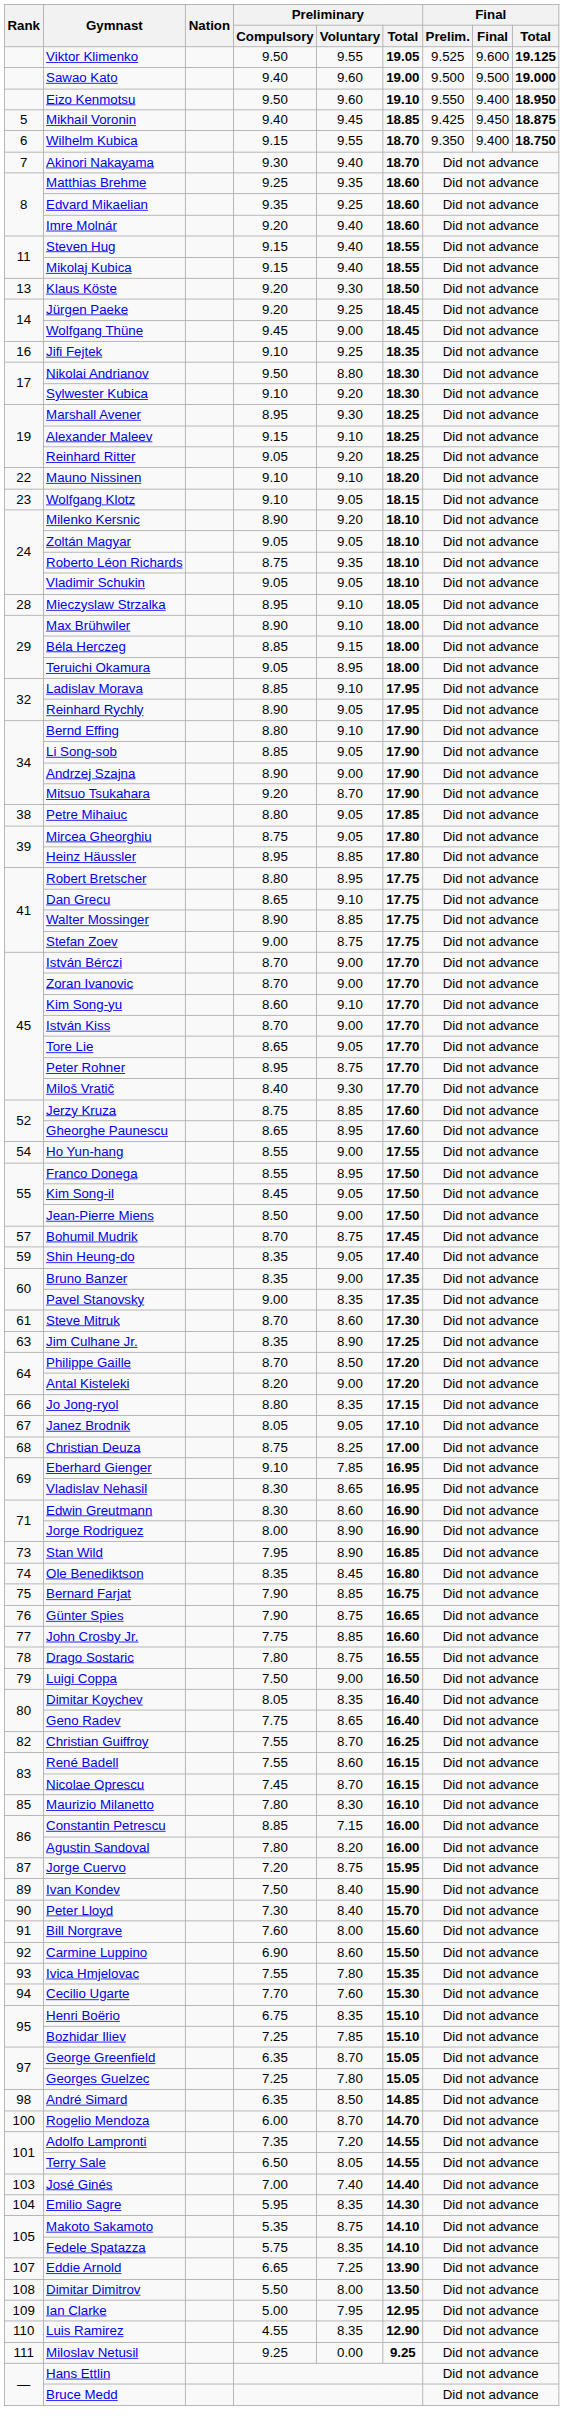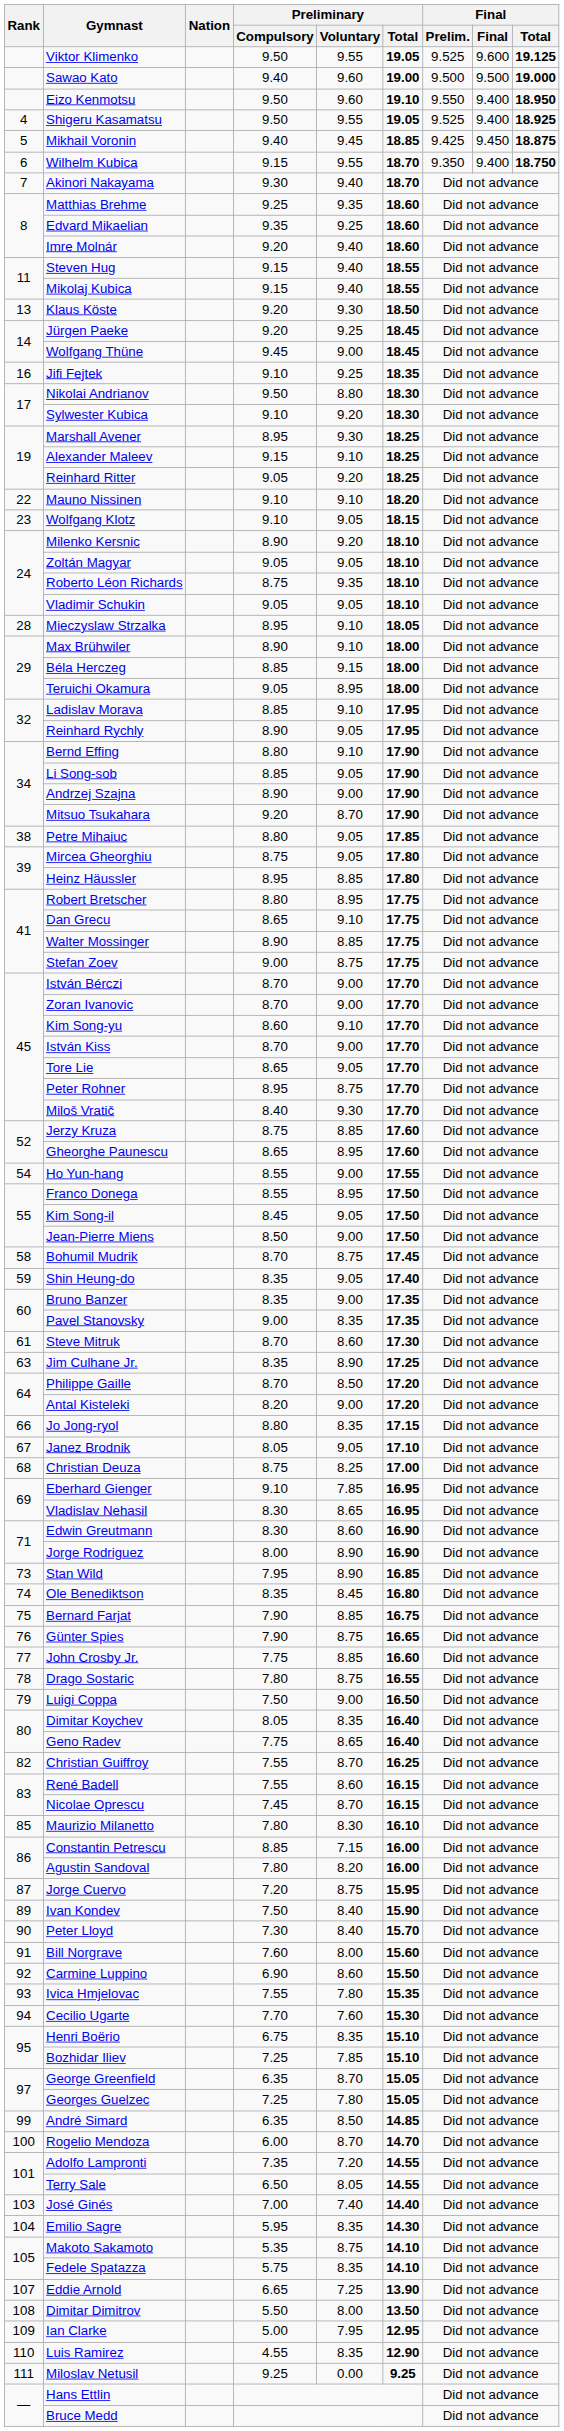+ row: (104, 120)
(24, 1236) 57 -> (24, 1257) 58
(24, 2100) 98 -> (24, 2121) 99
